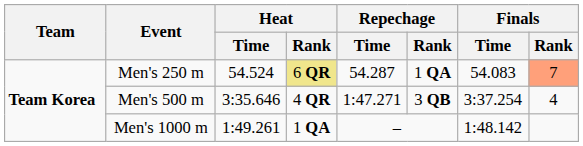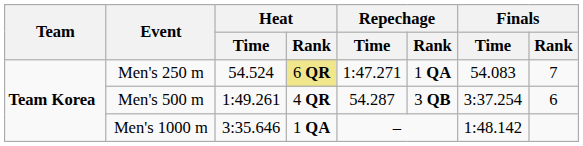(372, 73) 54.287 -> (372, 73) 1:47.271
(553, 73) lightsalmon background -> (553, 73) no background
(251, 100) 3:35.646 -> (251, 100) 1:49.261
(372, 100) 1:47.271 -> (372, 100) 54.287
(553, 100) 4 -> (553, 100) 6
(251, 127) 1:49.261 -> (251, 127) 3:35.646
